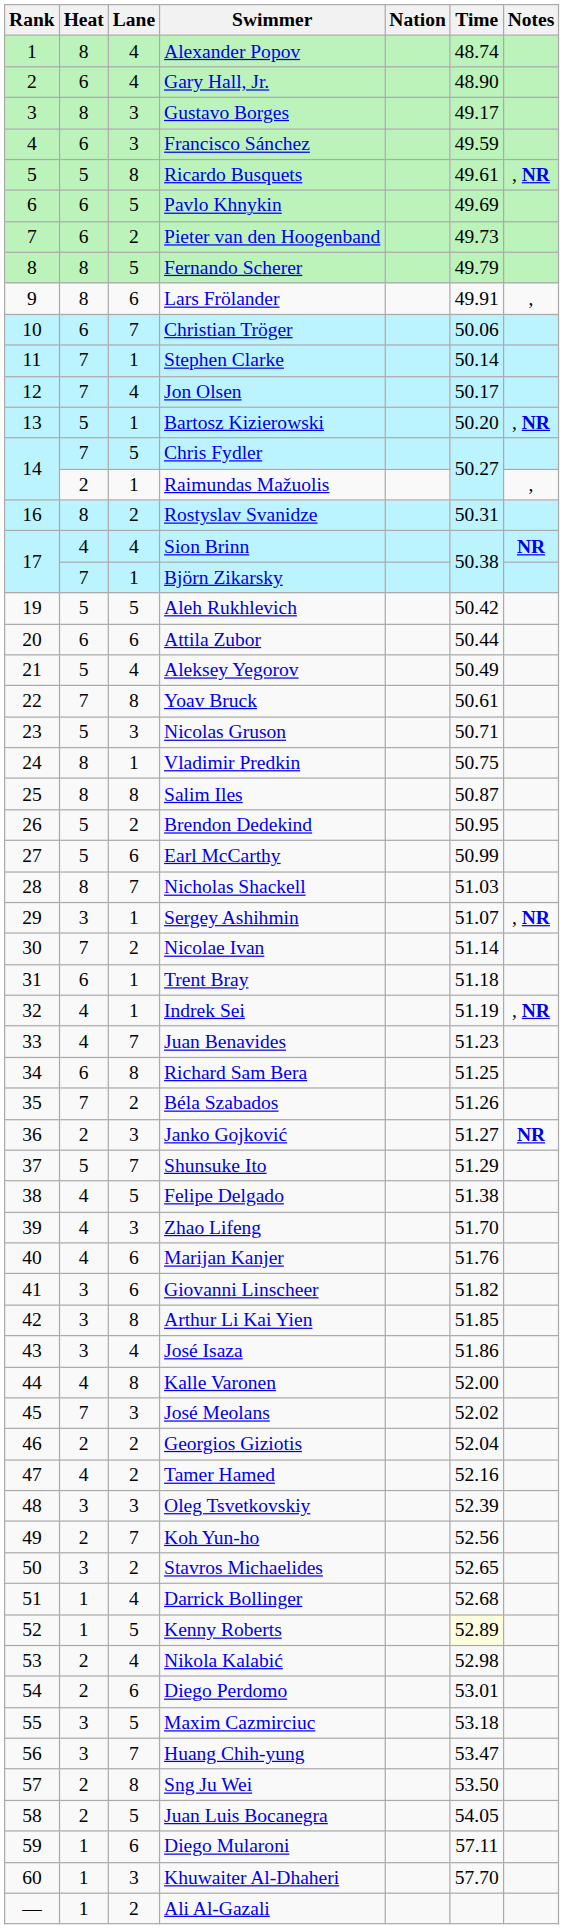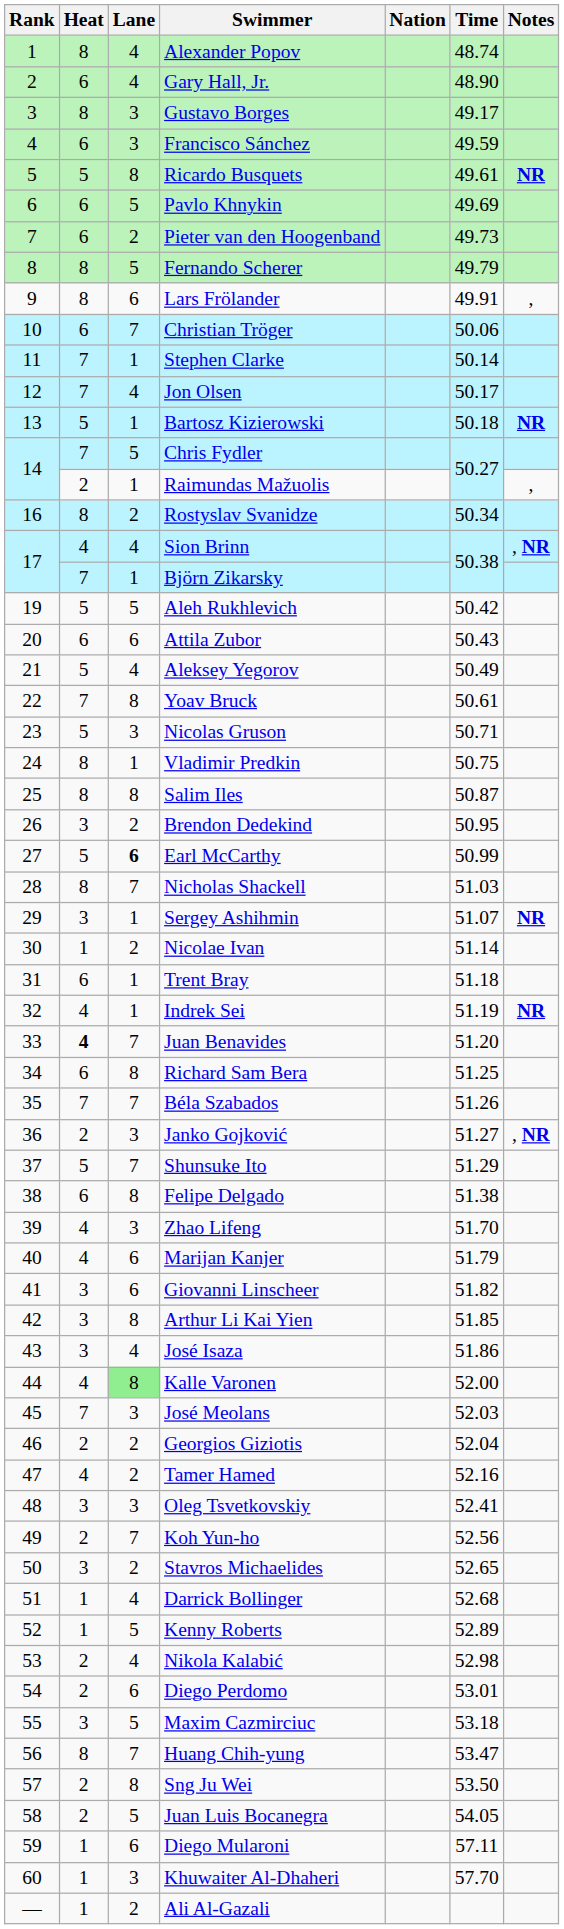(531, 174) , NR -> (531, 174) NR
(477, 422) 50.20 -> (477, 422) 50.18
(531, 422) , NR -> (531, 422) NR
(477, 515) 50.31 -> (477, 515) 50.34
(531, 546) NR -> (531, 546) , NR
(477, 639) 50.44 -> (477, 639) 50.43
(84, 824) 5 -> (84, 824) 3
(134, 855) normal -> (134, 855) bold
(531, 917) , NR -> (531, 917) NR
(84, 948) 7 -> (84, 948) 1
(531, 1010) , NR -> (531, 1010) NR
(84, 1041) normal -> (84, 1041) bold
(477, 1041) 51.23 -> (477, 1041) 51.20
(134, 1103) 2 -> (134, 1103) 7
(531, 1134) NR -> (531, 1134) , NR
(84, 1196) 4 -> (84, 1196) 6
(134, 1196) 5 -> (134, 1196) 8
(477, 1258) 51.76 -> (477, 1258) 51.79
(134, 1382) no background -> (134, 1382) lightgreen background
(477, 1413) 52.02 -> (477, 1413) 52.03
(477, 1505) 52.39 -> (477, 1505) 52.41
(477, 1629) lightyellow background -> (477, 1629) no background
(84, 1753) 3 -> (84, 1753) 8
